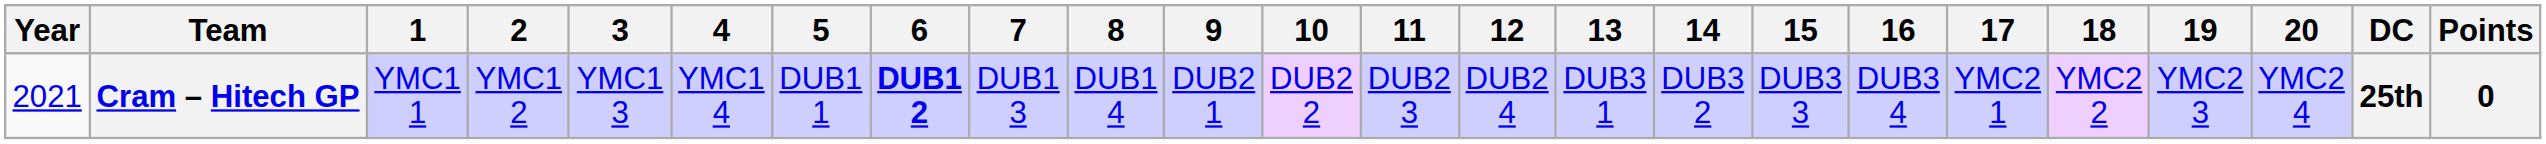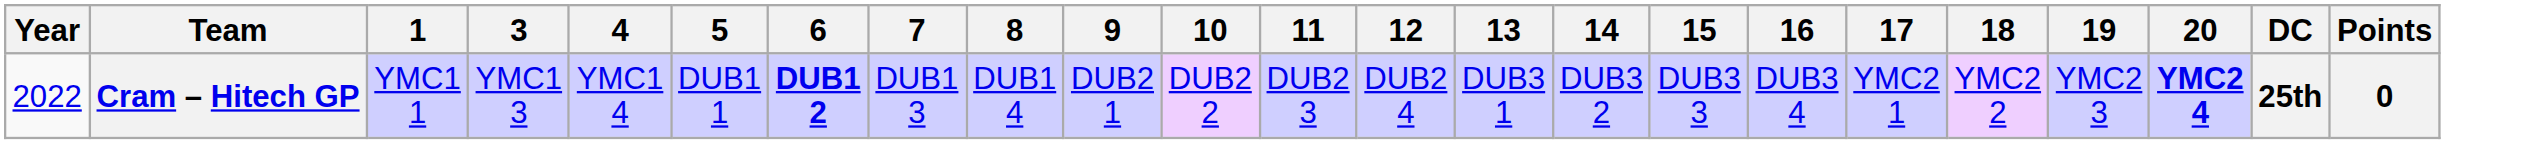- column: (519, 29)
(47, 96) 2021 -> (47, 96) 2022
(2302, 96) normal -> (2200, 96) bold
